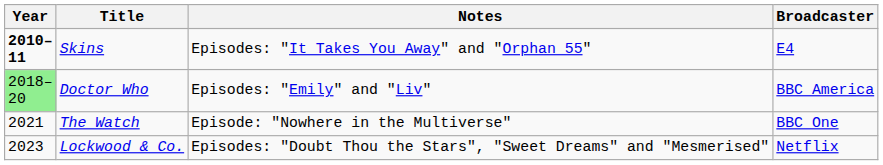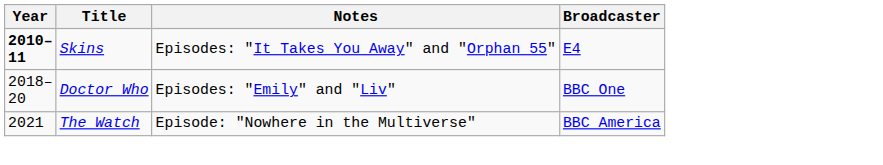(30, 91) lightgreen background -> (30, 91) no background
(825, 91) BBC America -> (594, 91) BBC One
(807, 123) BBC One -> (612, 123) BBC America
- row: (122, 147)
